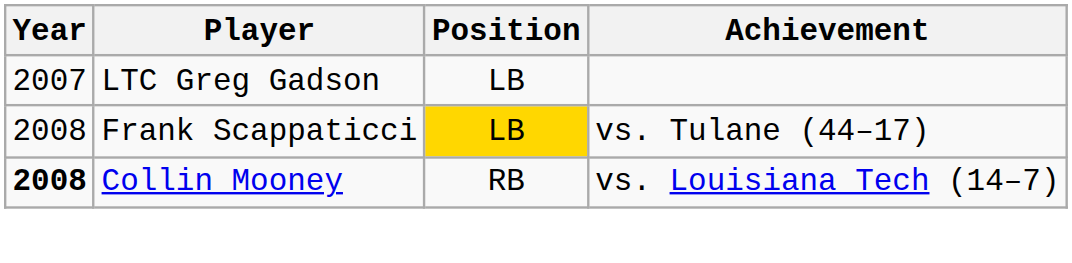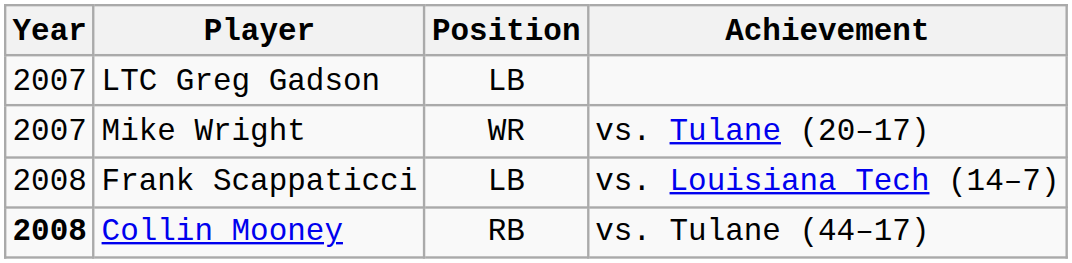+ row: (204, 131)
(506, 131) gold background -> (506, 182) no background
(762, 131) vs. Tulane (44–17) -> (827, 182) vs. Louisiana Tech (14–7)
(827, 182) vs. Louisiana Tech (14–7) -> (762, 232) vs. Tulane (44–17)
